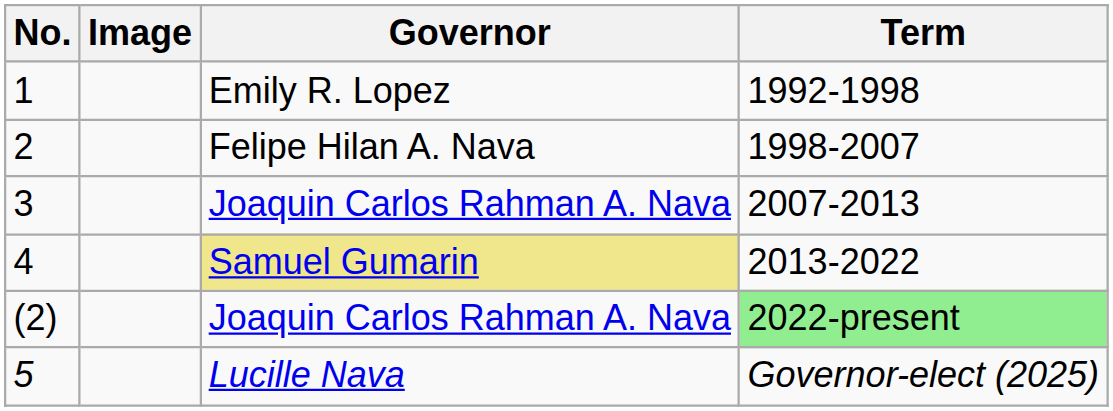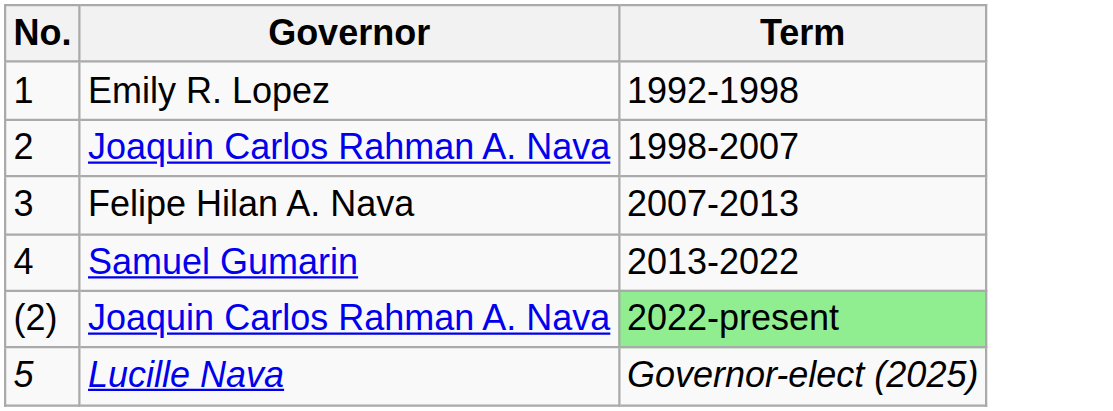- column: (140, 33)
(372, 147) Felipe Hilan A. Nava -> (349, 147) Joaquin Carlos Rahman A. Nava
(470, 204) Joaquin Carlos Rahman A. Nava -> (251, 204) Felipe Hilan A. Nava
(344, 261) khaki background -> (223, 261) no background
